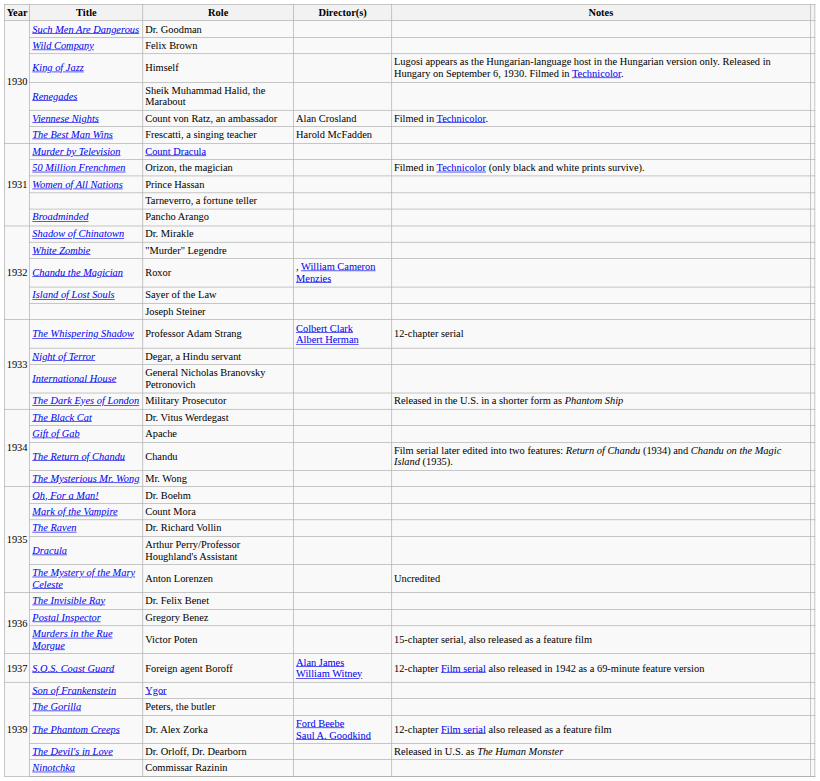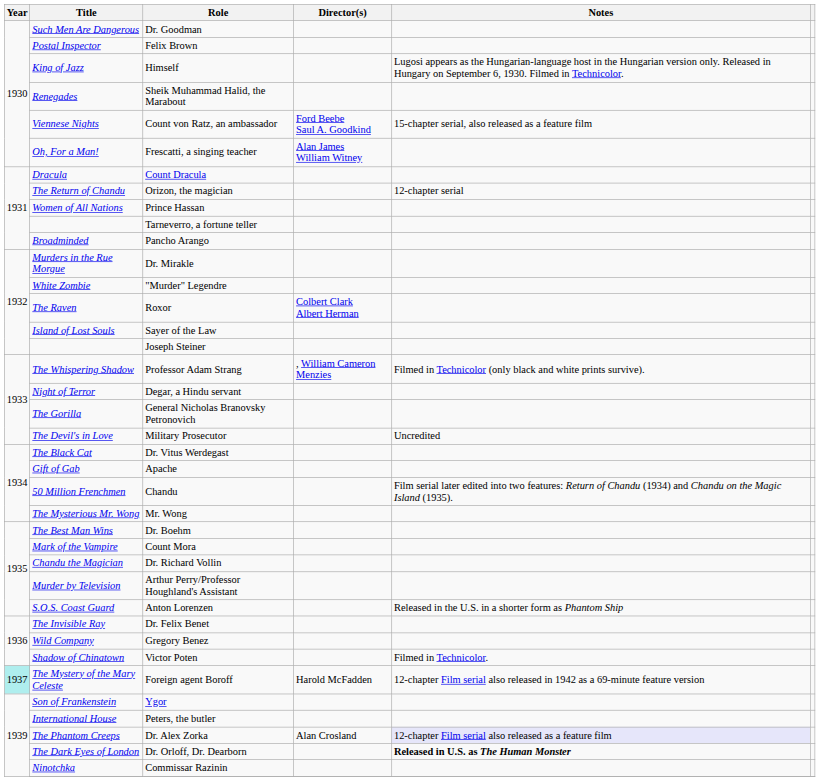(63, 45) Wild Company -> (67, 45) Postal Inspector
(326, 118) Alan Crosland -> (333, 124) Ford Beebe Saul A. Goodkind
(441, 118) Filmed in Technicolor. -> (493, 124) 15-chapter serial, also released as a feature film
(73, 135) The Best Man Wins -> (66, 152) Oh, For a Man!
(334, 135) Harold McFadden -> (329, 152) Alan James William Witney
(76, 151) Murder by Television -> (50, 175) Dracula
(79, 168) 50 Million Frenchmen -> (79, 191) The Return of Chandu
(519, 168) Filmed in Technicolor (only black and white prints survive). -> (429, 191) 12-chapter serial
(78, 234) Shadow of Chinatown -> (72, 263) Murders in the Rue Morgue
(78, 272) Chandu the Magician -> (54, 308) The Raven
(336, 272) , William Cameron Menzies -> (327, 308) Colbert Clark Albert Herman
(327, 334) Colbert Clark Albert Herman -> (336, 369) , William Cameron Menzies
(429, 334) 12-chapter serial -> (519, 369) Filmed in Technicolor (only black and white prints survive).
(74, 378) International House -> (57, 413) The Gorilla
(86, 401) The Dark Eyes of London -> (73, 436) The Devil's in Love
(509, 401) Released in the U.S. in a shorter form as Phantom Ship -> (417, 436) Uncredited
(79, 456) The Return of Chandu -> (79, 491) 50 Million Frenchmen
(66, 495) Oh, For a Man! -> (73, 530) The Best Man Wins
(54, 528) The Raven -> (78, 563) Chandu the Magician
(50, 550) Dracula -> (76, 585) Murder by Television
(84, 578) The Mystery of the Mary Celeste -> (73, 608) S.O.S. Coast Guard
(417, 578) Uncredited -> (509, 608) Released in the U.S. in a shorter form as Phantom Ship
(67, 617) Postal Inspector -> (63, 641) Wild Company
(72, 639) Murders in the Rue Morgue -> (78, 657) Shadow of Chinatown
(493, 639) 15-chapter serial, also released as a feature film -> (441, 657) Filmed in Technicolor.
(17, 668) no background -> (17, 679) paleturquoise background
(73, 668) S.O.S. Coast Guard -> (84, 679) The Mystery of the Mary Celeste
(329, 668) Alan James William Witney -> (334, 679) Harold McFadden
(57, 707) The Gorilla -> (74, 718) International House
(333, 729) Ford Beebe Saul A. Goodkind -> (326, 735) Alan Crosland
(503, 729) no background -> (503, 735) lavender background
(73, 751) The Devil's in Love -> (86, 751) The Dark Eyes of London
(479, 751) normal -> (482, 751) bold
